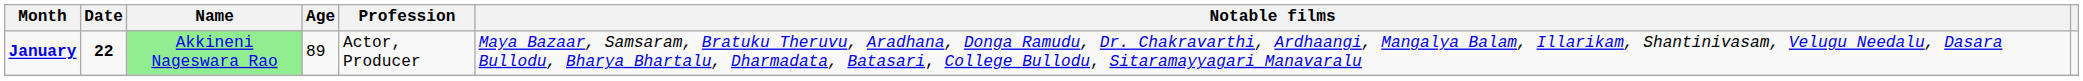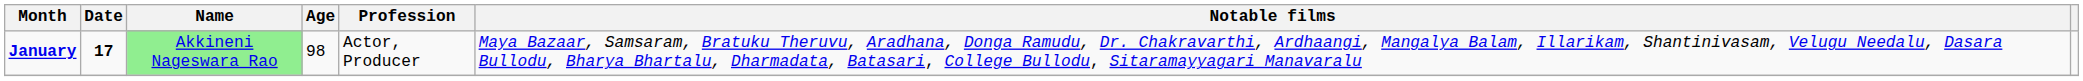(104, 53) 22 -> (104, 53) 17
(316, 53) 89 -> (316, 53) 98
